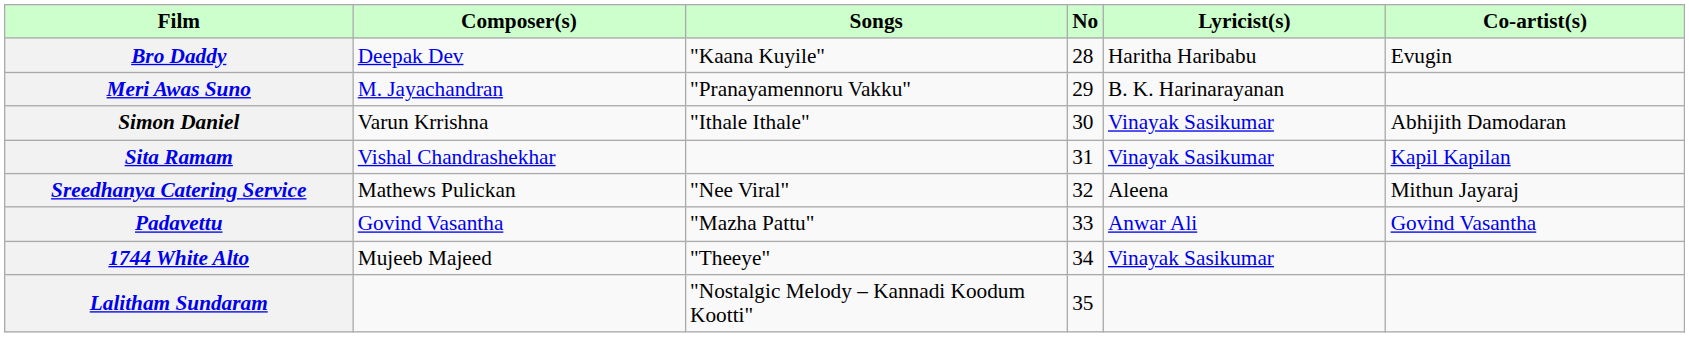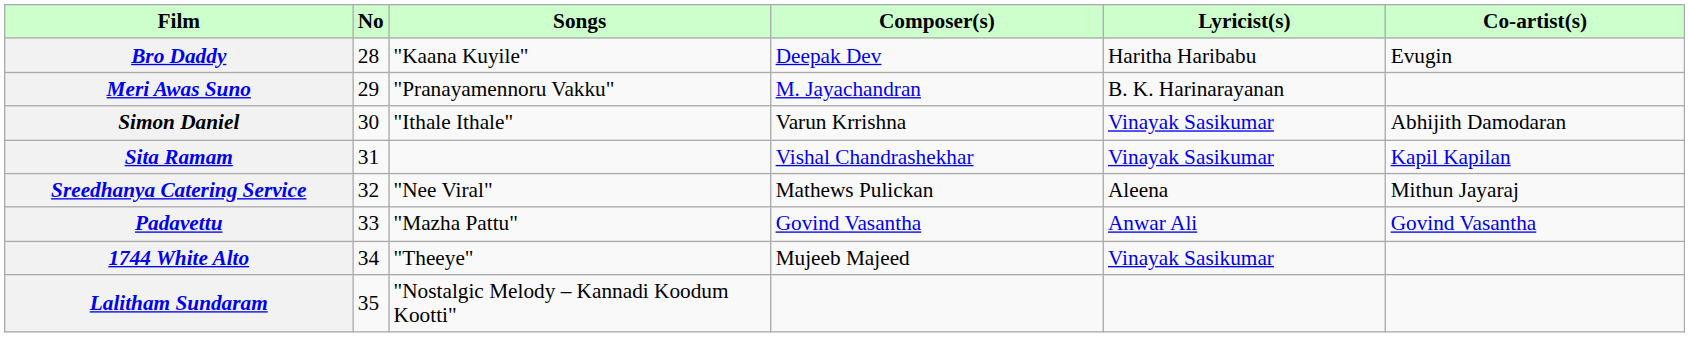columns swapped: (1085, 21) <-> (519, 21)
